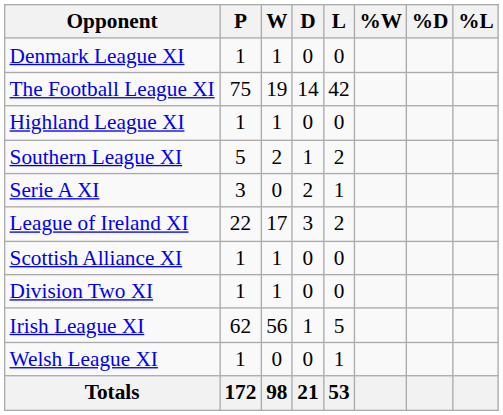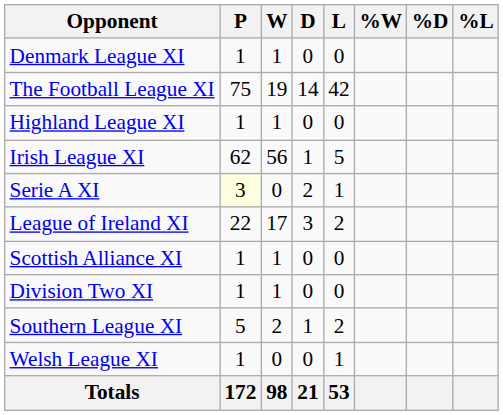rows swapped: (77, 325) <-> (96, 156)
(240, 190) no background -> (240, 190) lightyellow background
